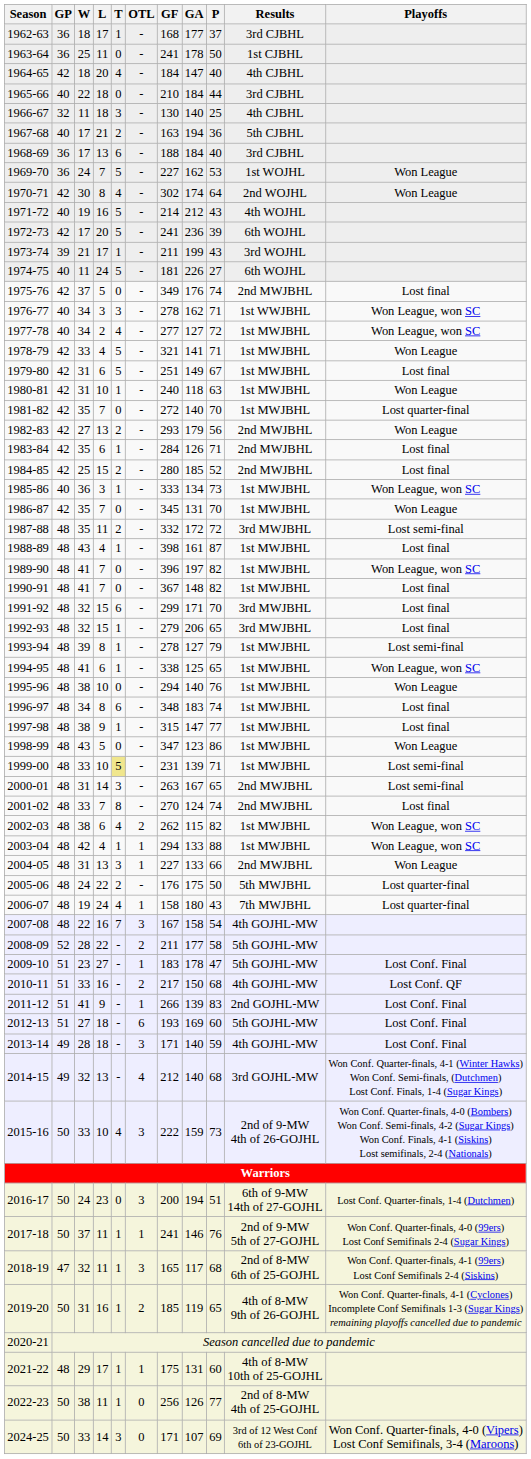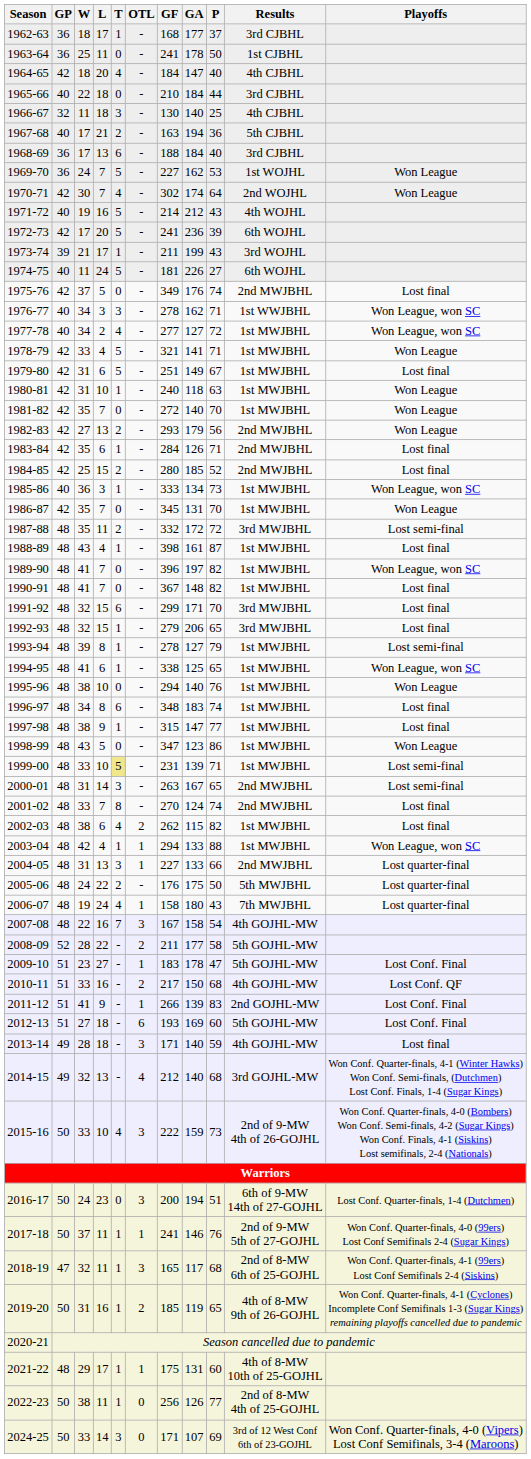(102, 192) 8 -> (102, 192) 7
(426, 410) Lost quarter-final -> (426, 410) Won League
(426, 825) Won League, won SC -> (426, 825) Lost final
(426, 865) Won League -> (426, 865) Lost quarter-final
(426, 1043) Lost Conf. Final -> (426, 1043) Lost final
